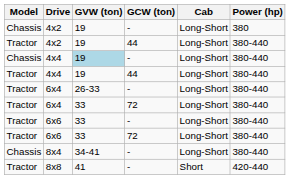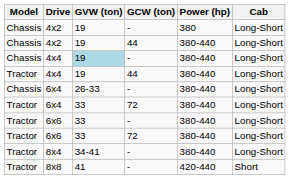columns swapped: (258, 12) <-> (204, 12)
(22, 43) Tractor -> (24, 43) Chassis
(22, 89) Tractor -> (24, 89) Chassis
(24, 151) Chassis -> (22, 151) Tractor
